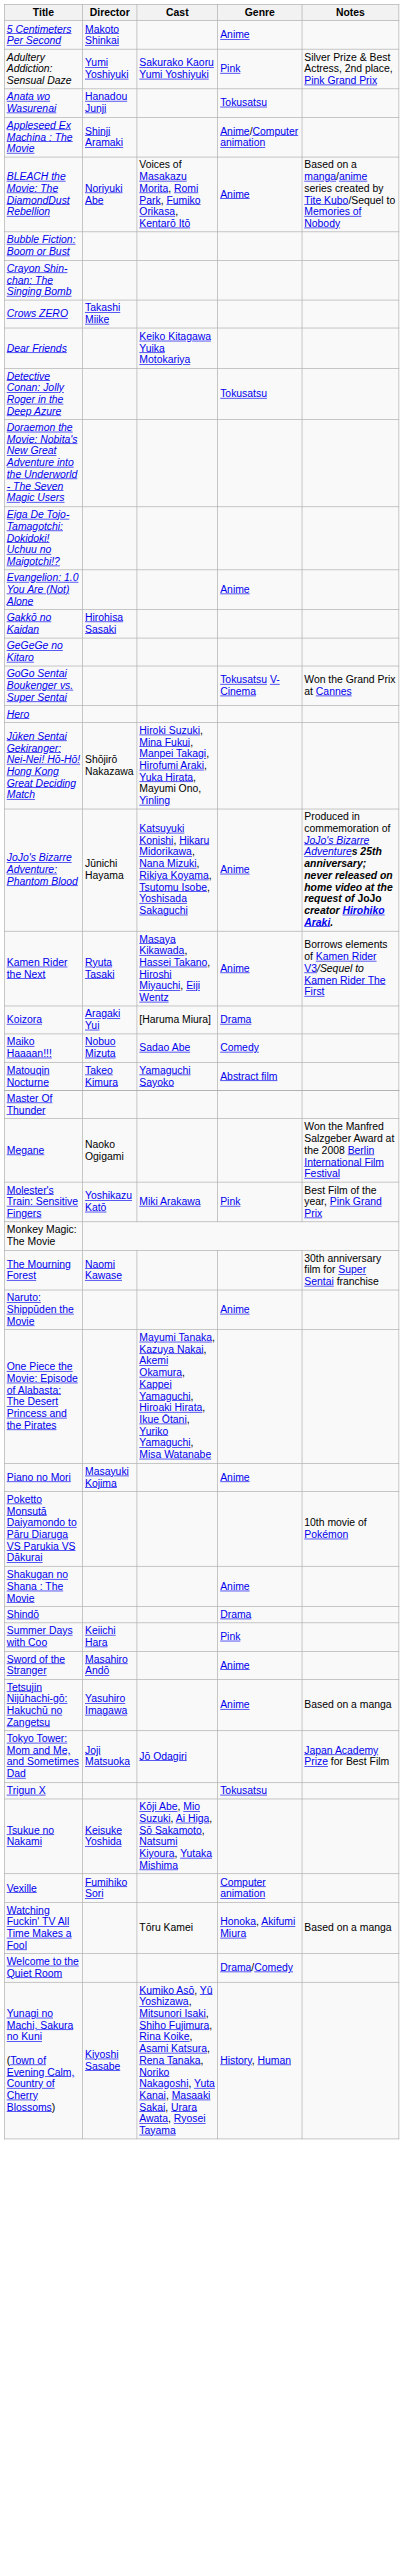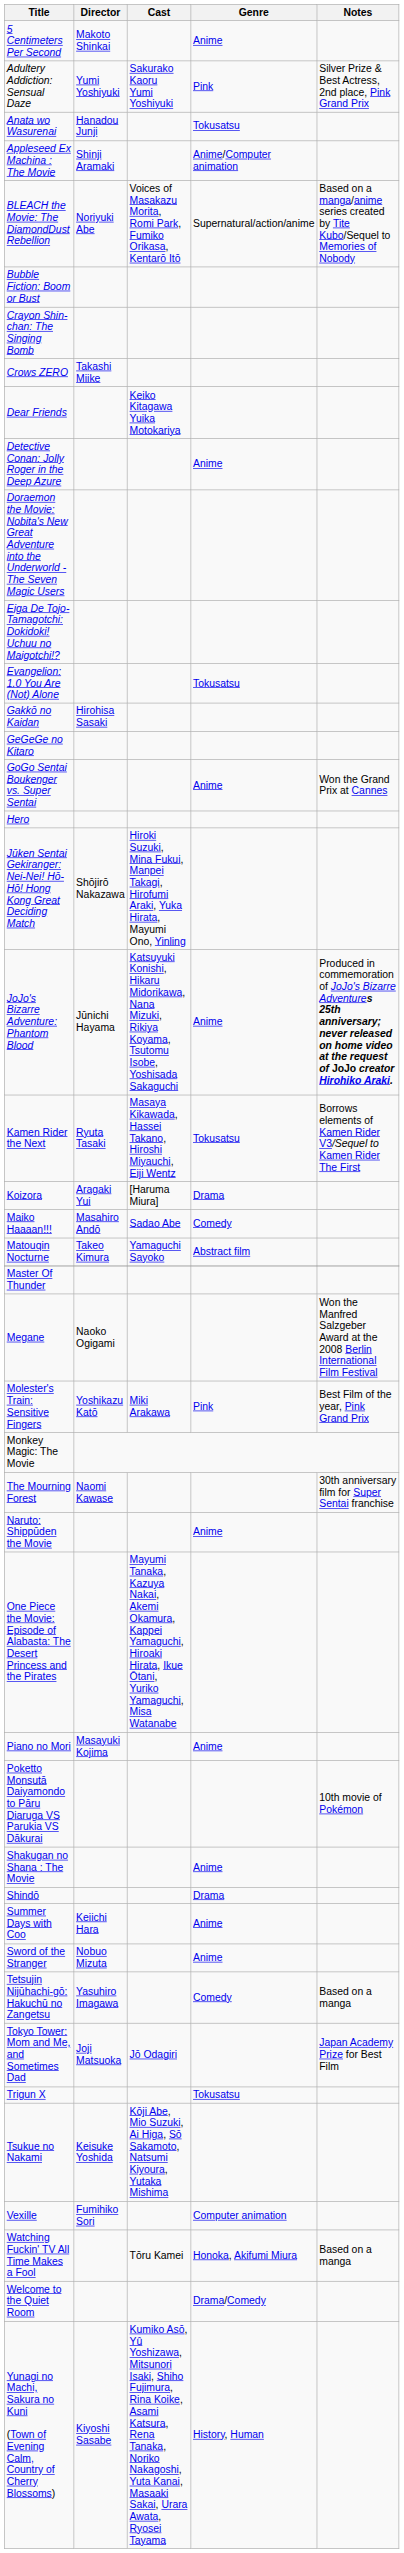(235, 194) Anime -> (254, 223) Supernatural/action/anime
(244, 394) Tokusatsu -> (208, 464) Anime
(235, 589) Anime -> (216, 683) Tokusatsu
(250, 686) Tokusatsu V-Cinema -> (208, 785) Anime
(235, 968) Anime -> (216, 1138) Tokusatsu
(100, 1048) Nobuo Mizuta -> (97, 1223) Masahiro Andō
(230, 1637) Pink -> (208, 1923) Anime
(106, 1665) Masahiro Andō -> (91, 1957) Nobuo Mizuta
(235, 1705) Anime -> (212, 1997) Comedy
